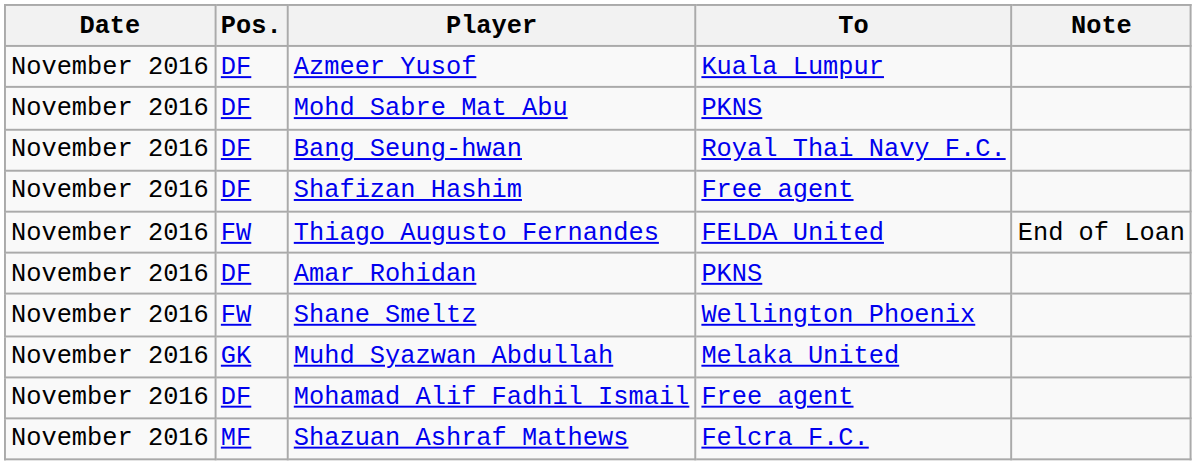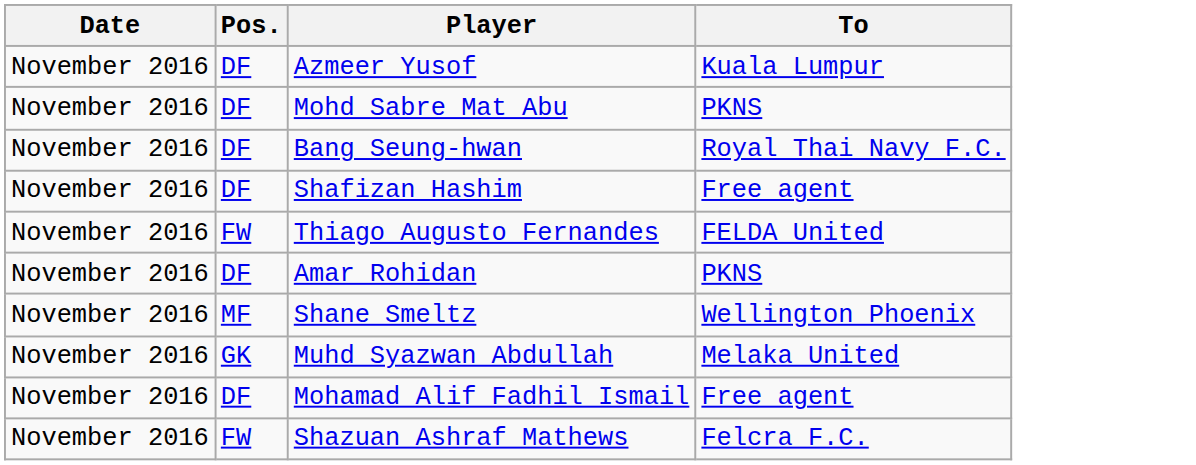- column: (1101, 26)
(236, 315) FW -> (236, 315) MF
(236, 439) MF -> (236, 439) FW
